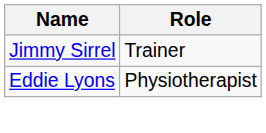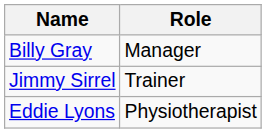+ row: (50, 50)
